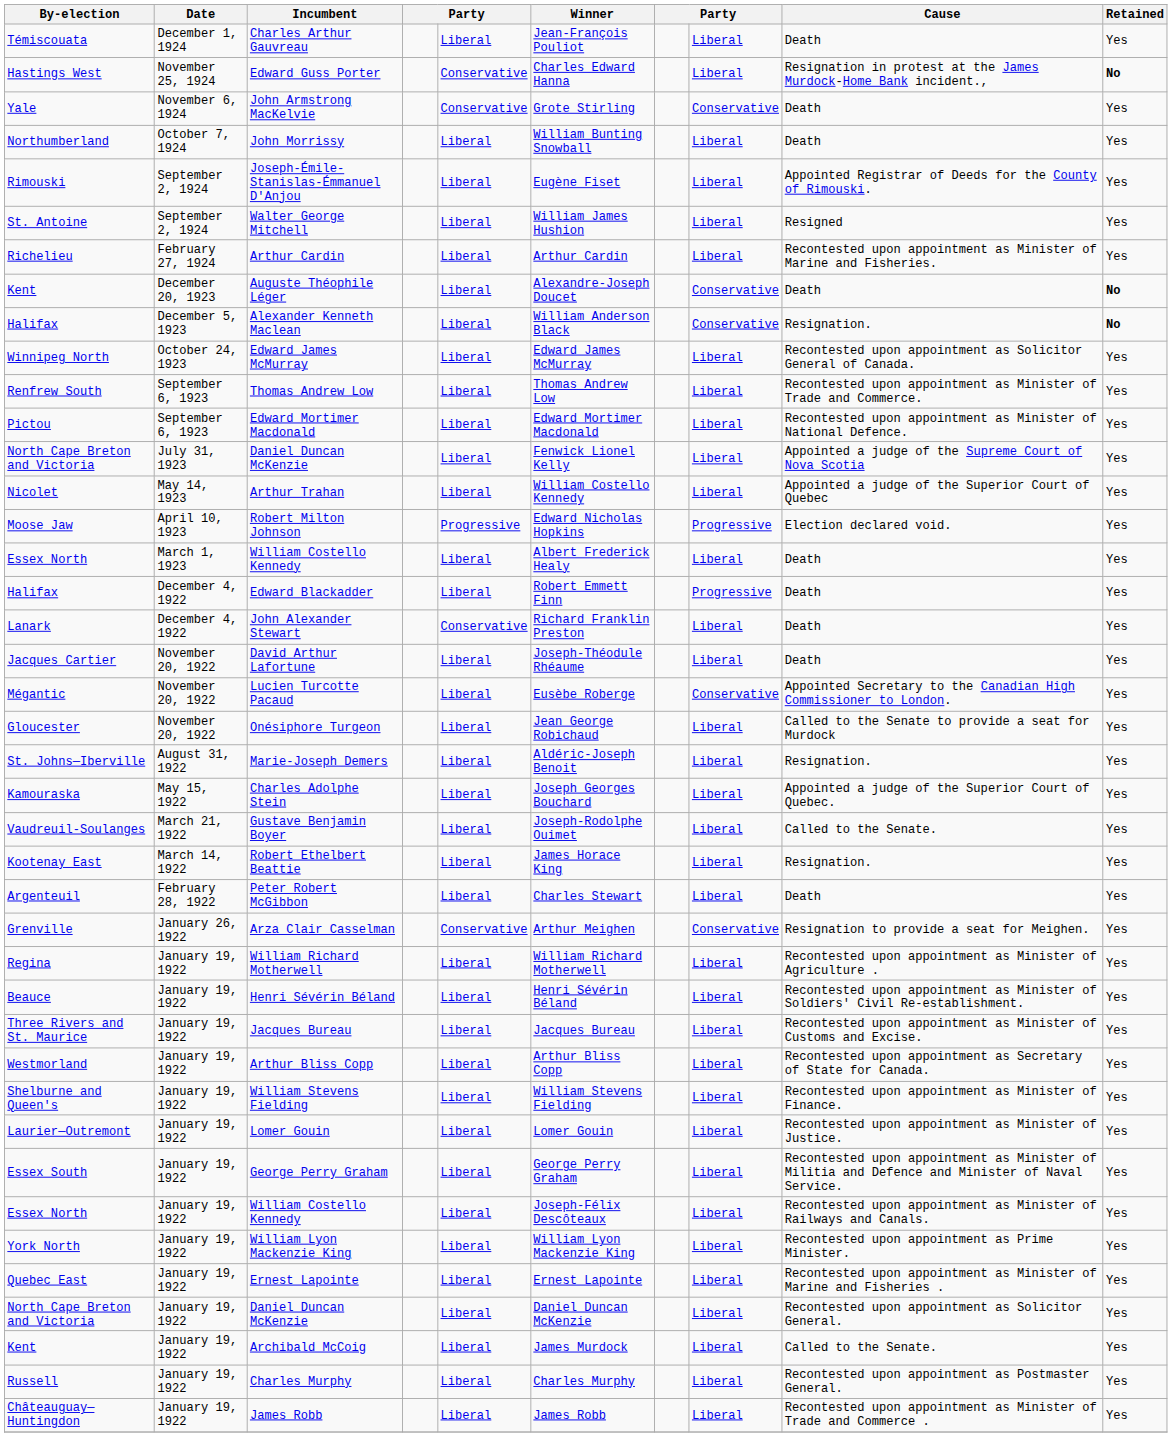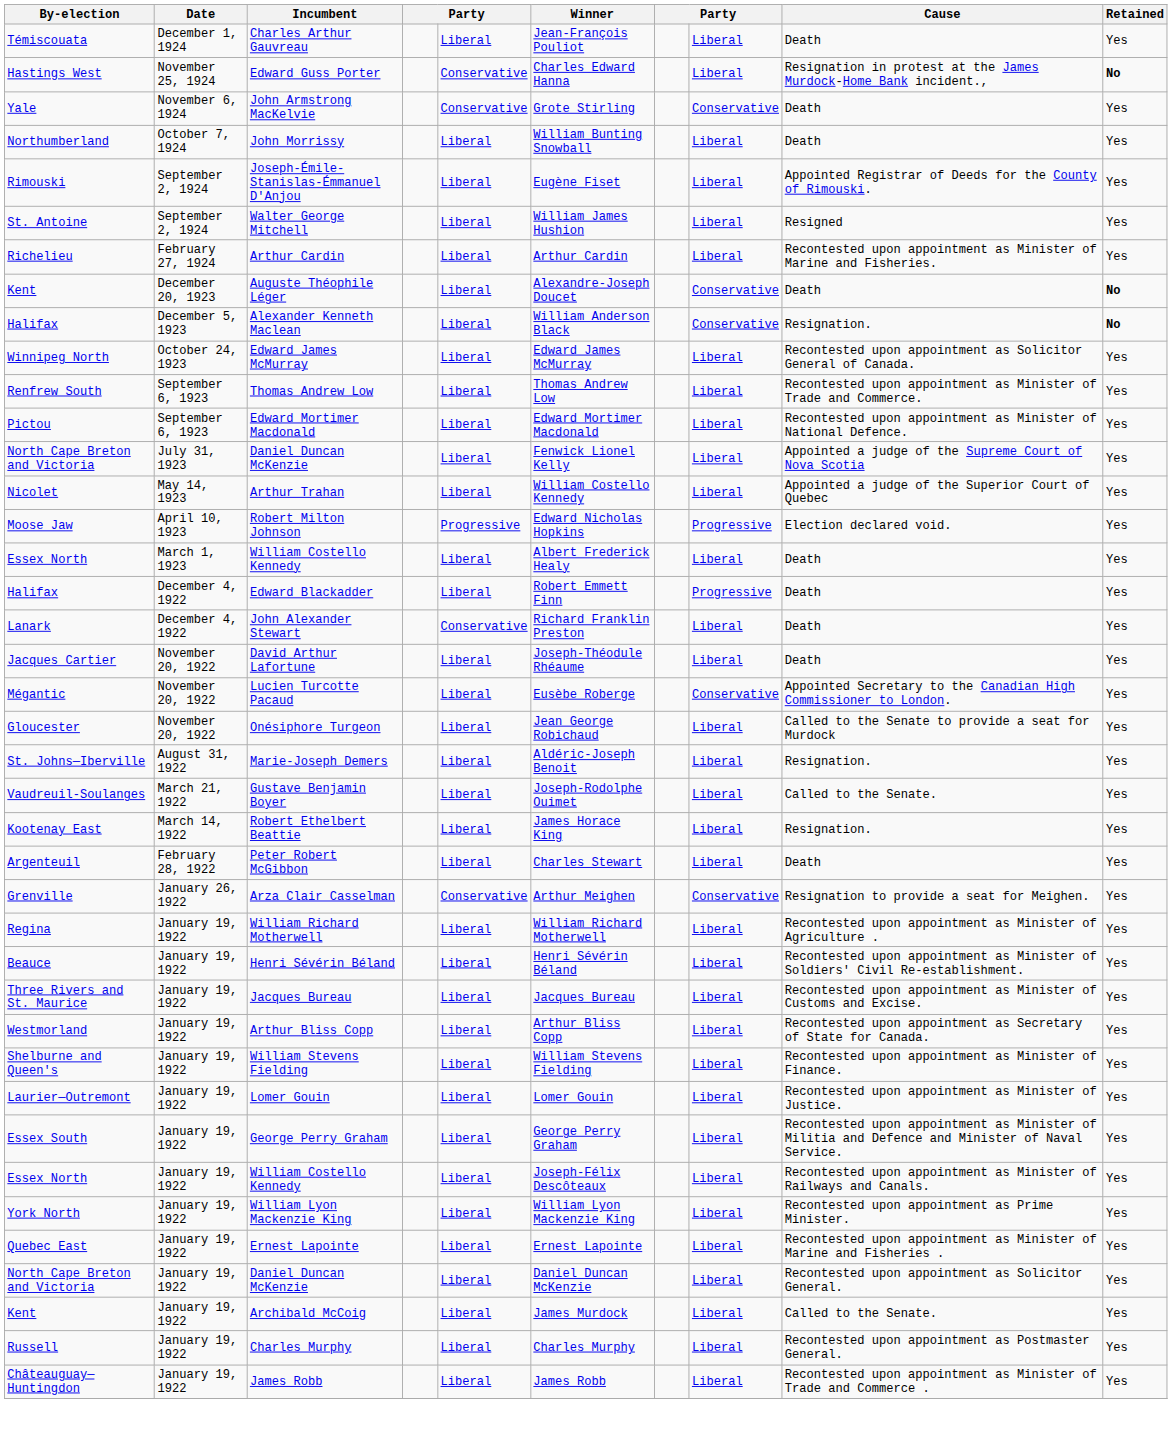- row: (183, 795)
